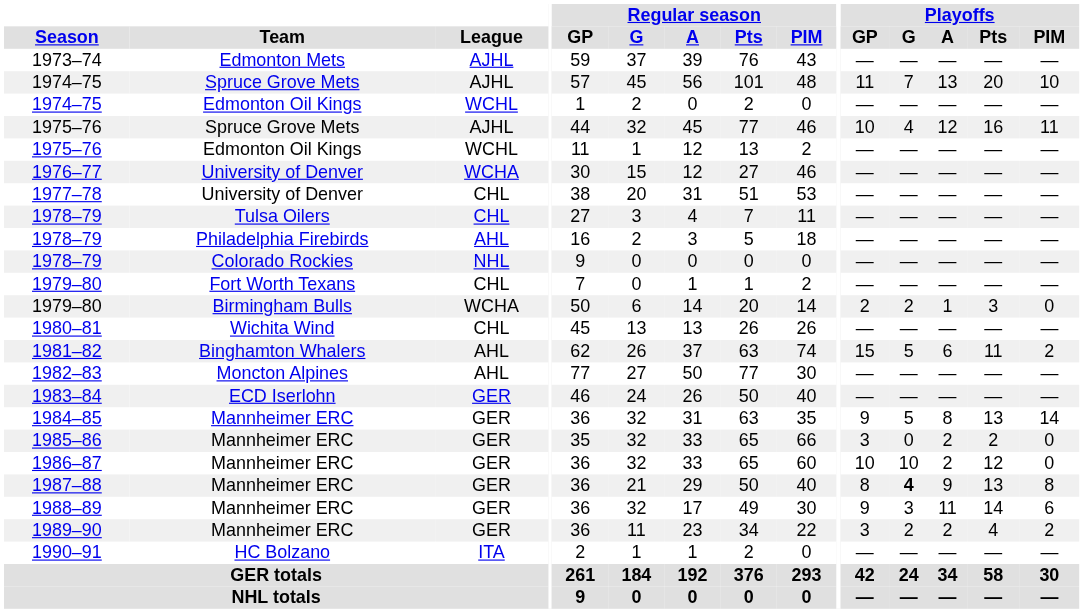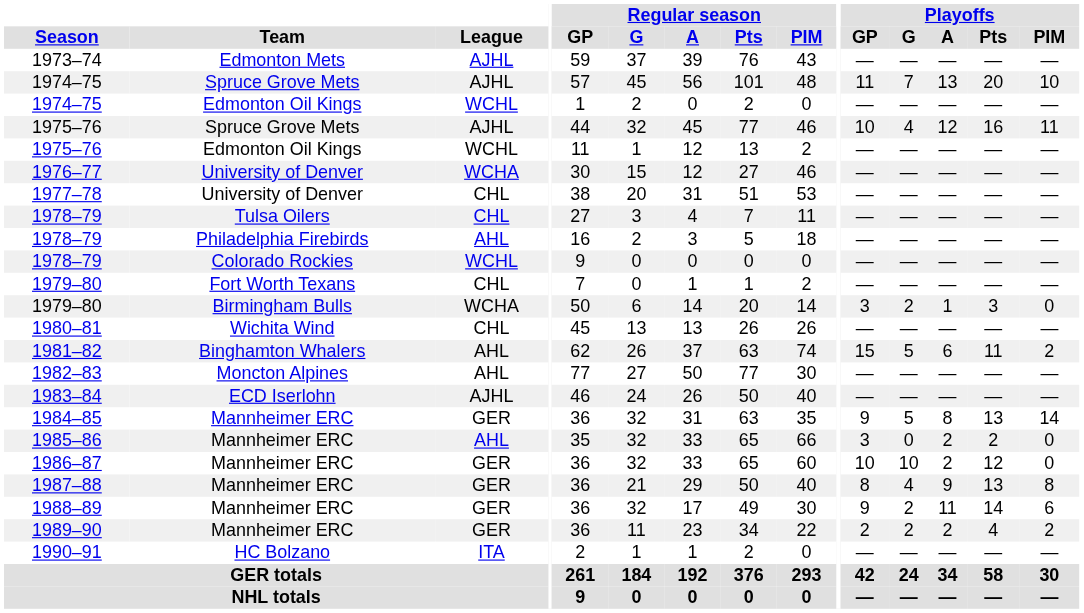(491, 261) NHL -> (491, 261) WCHL
(865, 306) 2 -> (865, 306) 3
(491, 395) GER -> (491, 395) AJHL
(491, 440) GER -> (491, 440) AHL
(909, 485) bold -> (909, 485) normal
(909, 507) 3 -> (909, 507) 2
(865, 530) 3 -> (865, 530) 2
